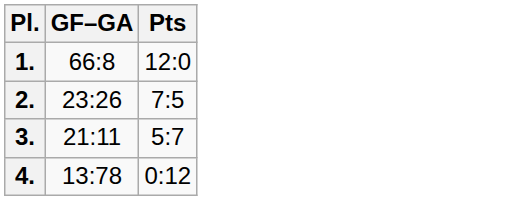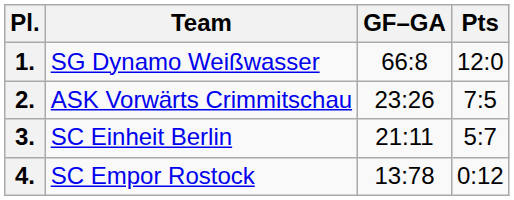+ column: (201, 23)
